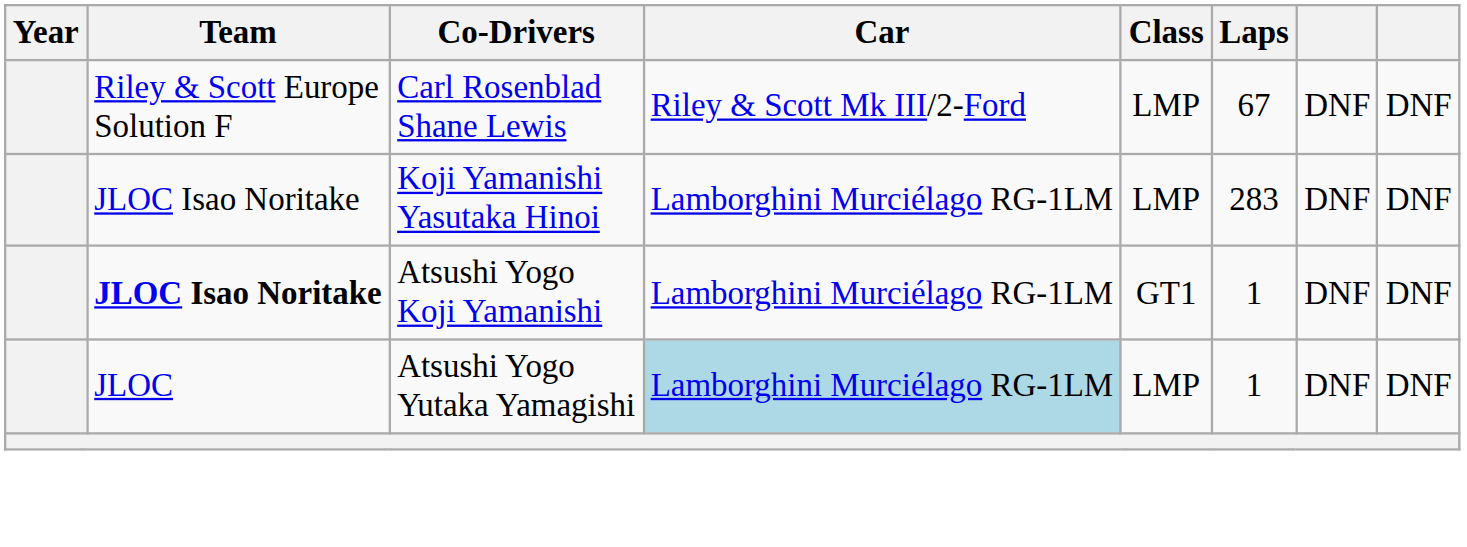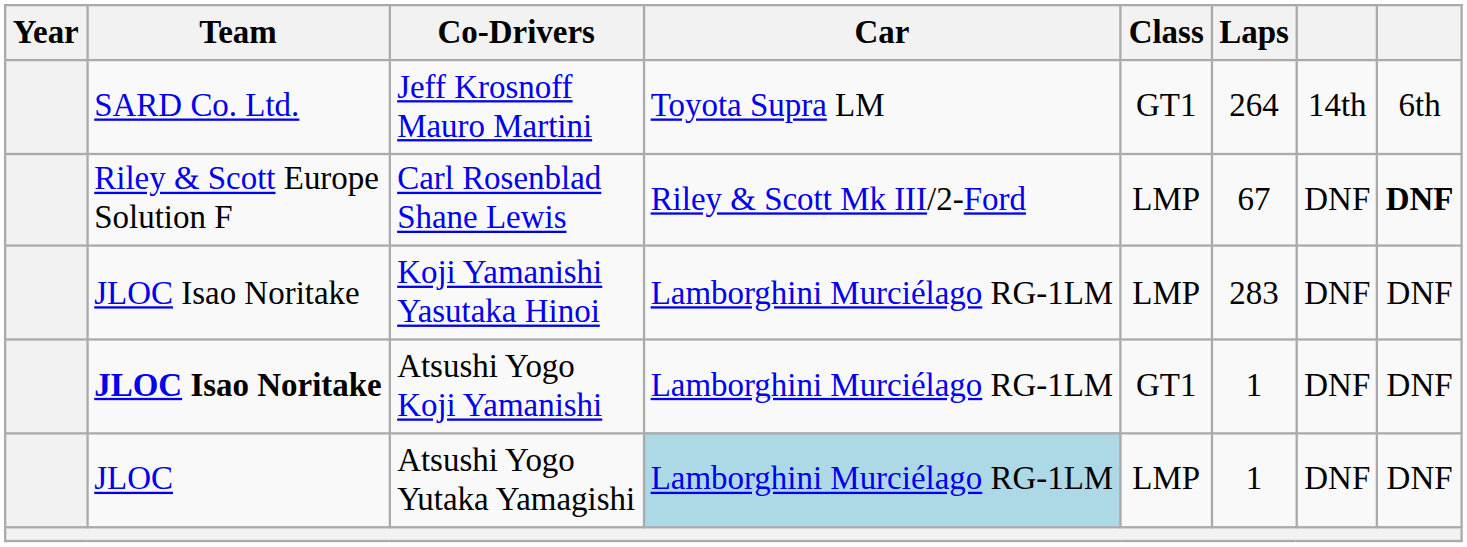+ row: (495, 105)
(1419, 105) normal -> (1420, 199) bold
